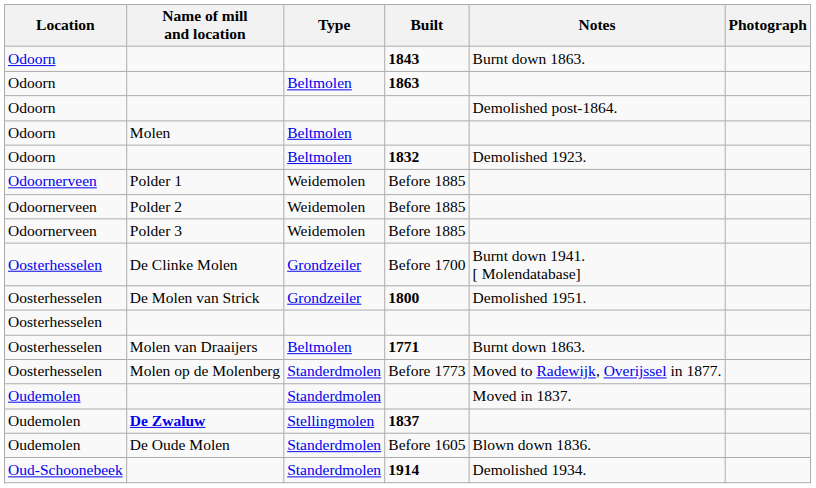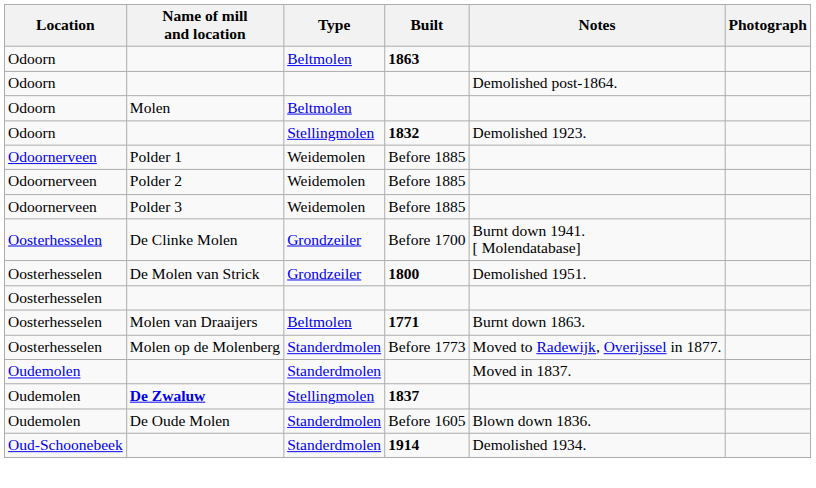- row: (205, 59)
(319, 157) Beltmolen -> (331, 132) Stellingmolen
